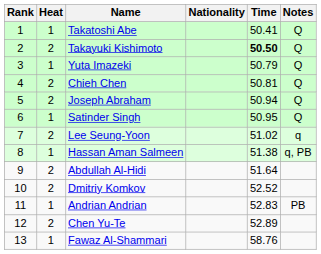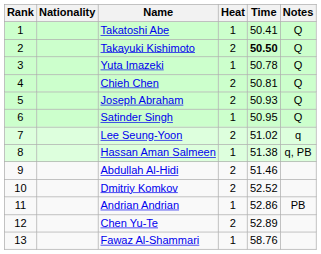columns swapped: (51, 13) <-> (217, 13)
(264, 65) 50.79 -> (264, 65) 50.78
(264, 100) 50.94 -> (264, 100) 50.93
(264, 170) 51.64 -> (264, 170) 51.46
(264, 205) 52.83 -> (264, 205) 52.86
